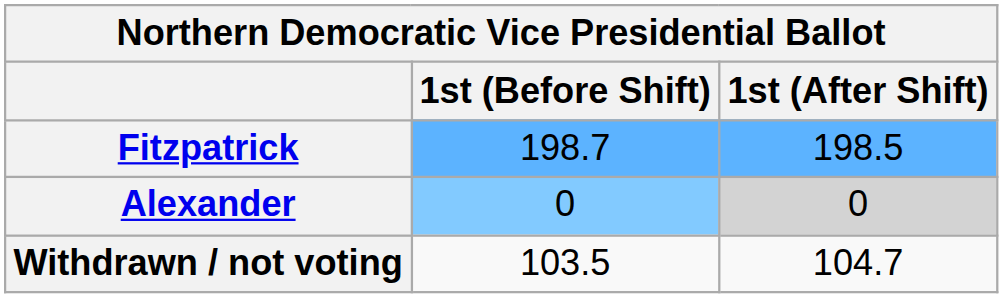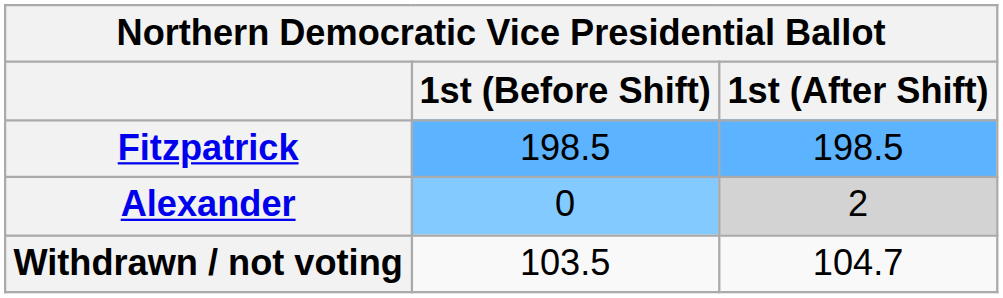(565, 147) 198.7 -> (565, 147) 198.5
(858, 205) 0 -> (858, 205) 2
